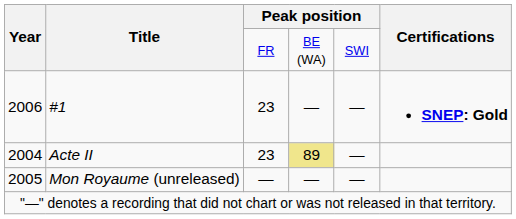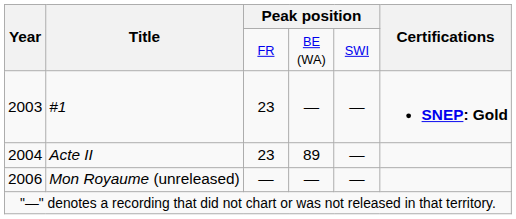(25, 106) 2006 -> (25, 106) 2003
(311, 155) khaki background -> (311, 155) no background
(25, 179) 2005 -> (25, 179) 2006
